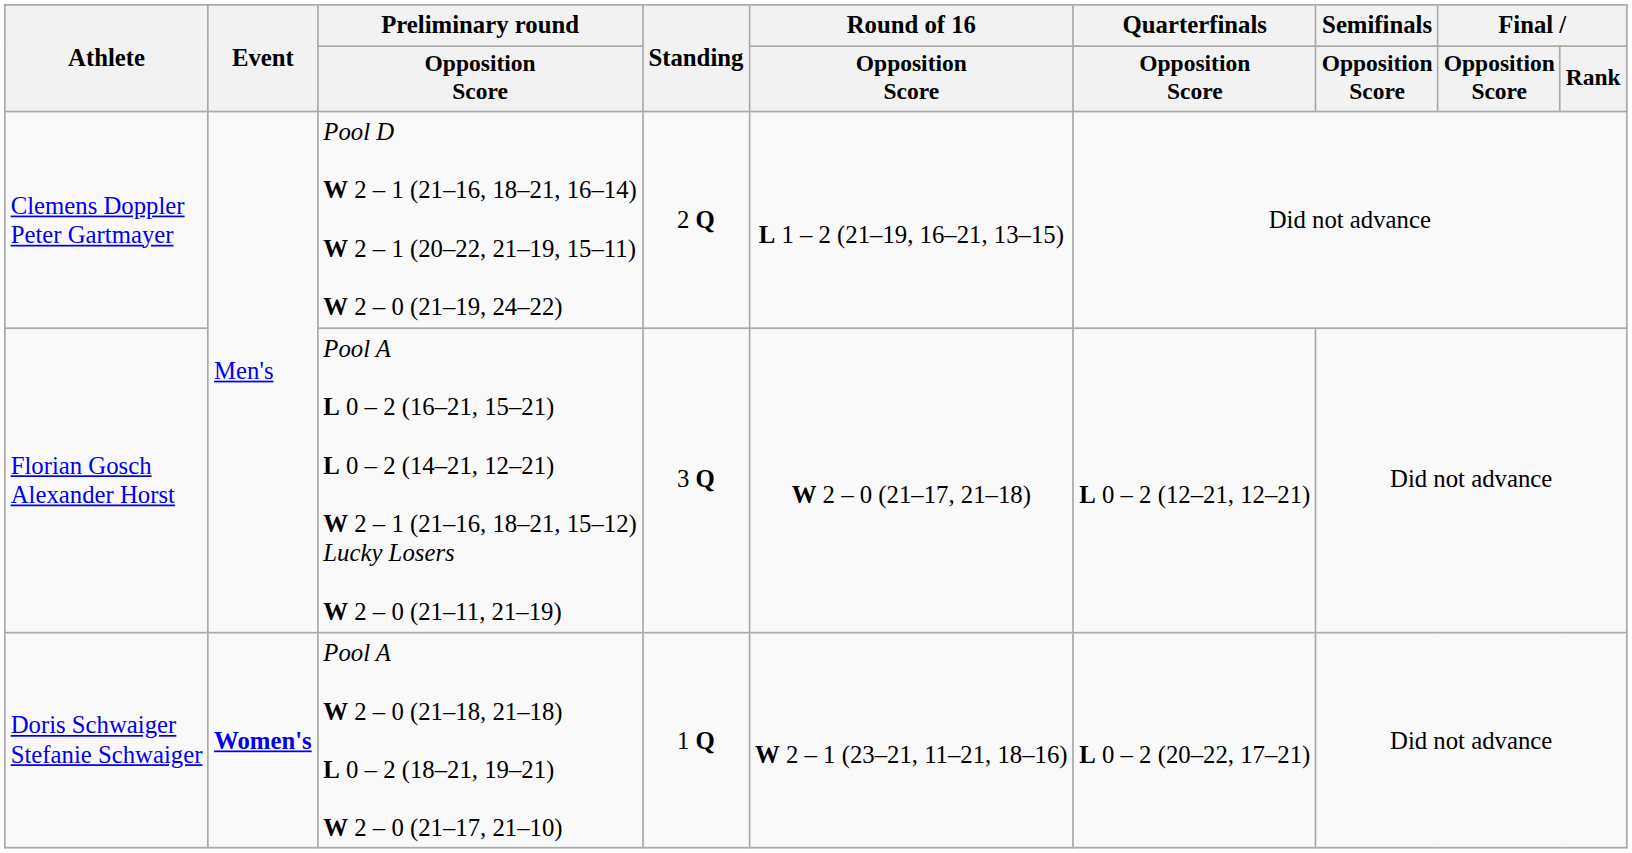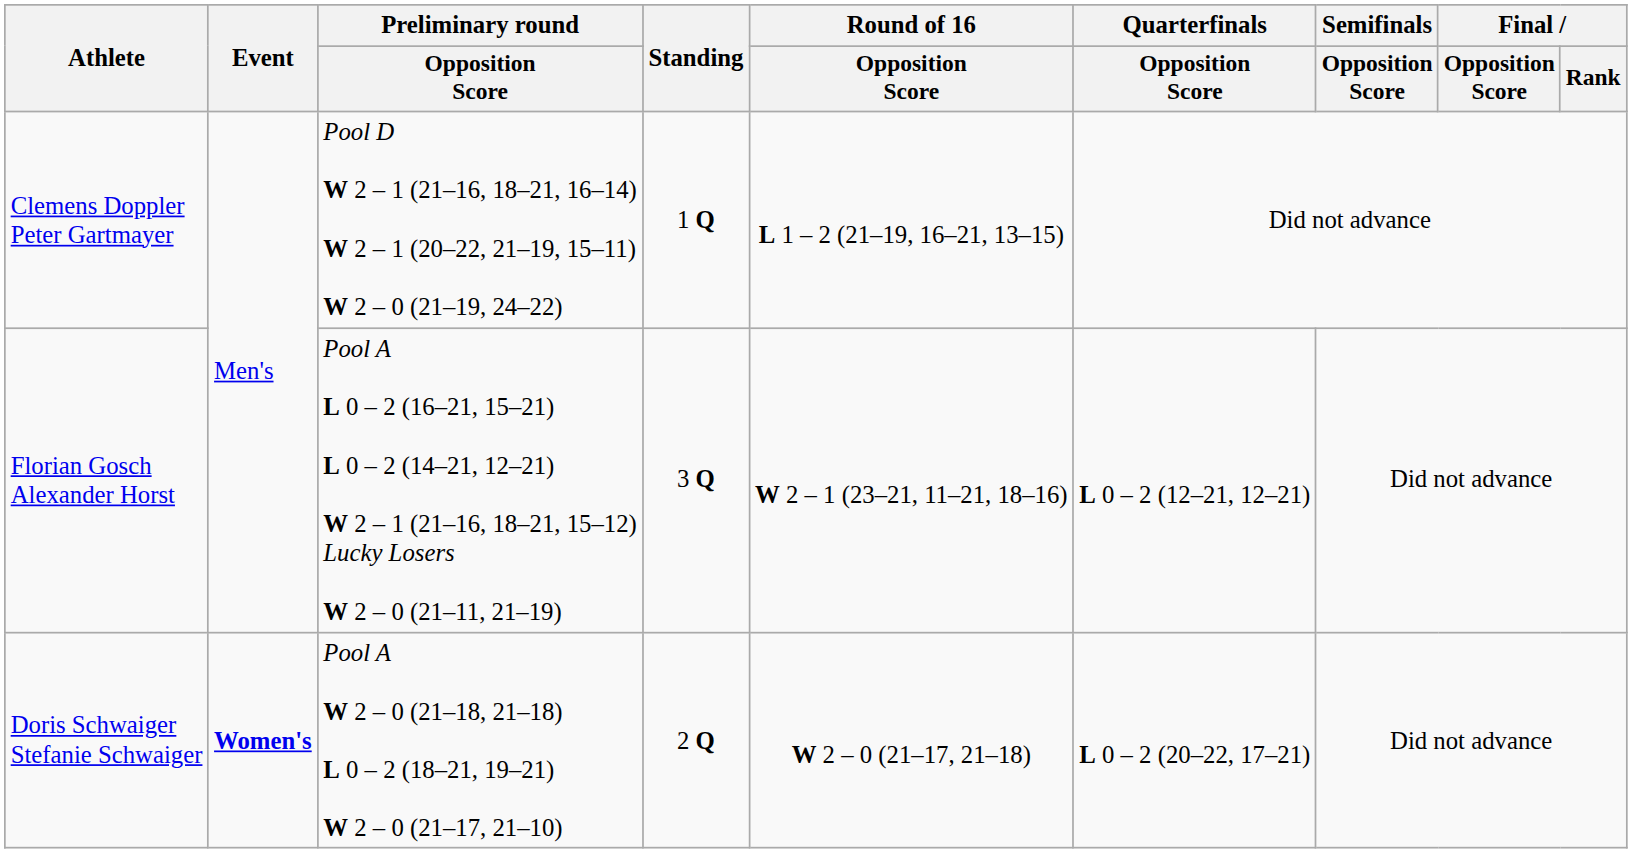(696, 220) 2 Q -> (696, 220) 1 Q
(911, 494) W 2 – 0 (21–17, 21–18) -> (911, 494) W 2 – 1 (23–21, 11–21, 18–16)
(696, 740) 1 Q -> (696, 740) 2 Q
(911, 754) W 2 – 1 (23–21, 11–21, 18–16) -> (911, 754) W 2 – 0 (21–17, 21–18)
